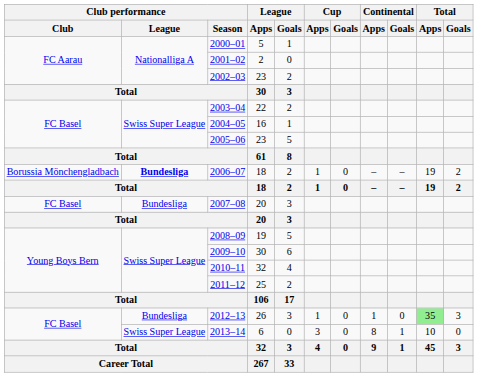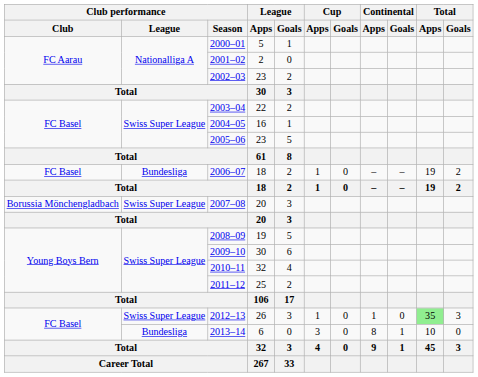(63, 172) Borussia Mönchengladbach -> (63, 172) FC Basel
(164, 172) bold -> (164, 172) normal
(63, 204) FC Basel -> (63, 204) Borussia Mönchengladbach
(164, 204) Bundesliga -> (164, 204) Swiss Super League
(164, 316) Bundesliga -> (164, 316) Swiss Super League
(164, 332) Swiss Super League -> (164, 332) Bundesliga
